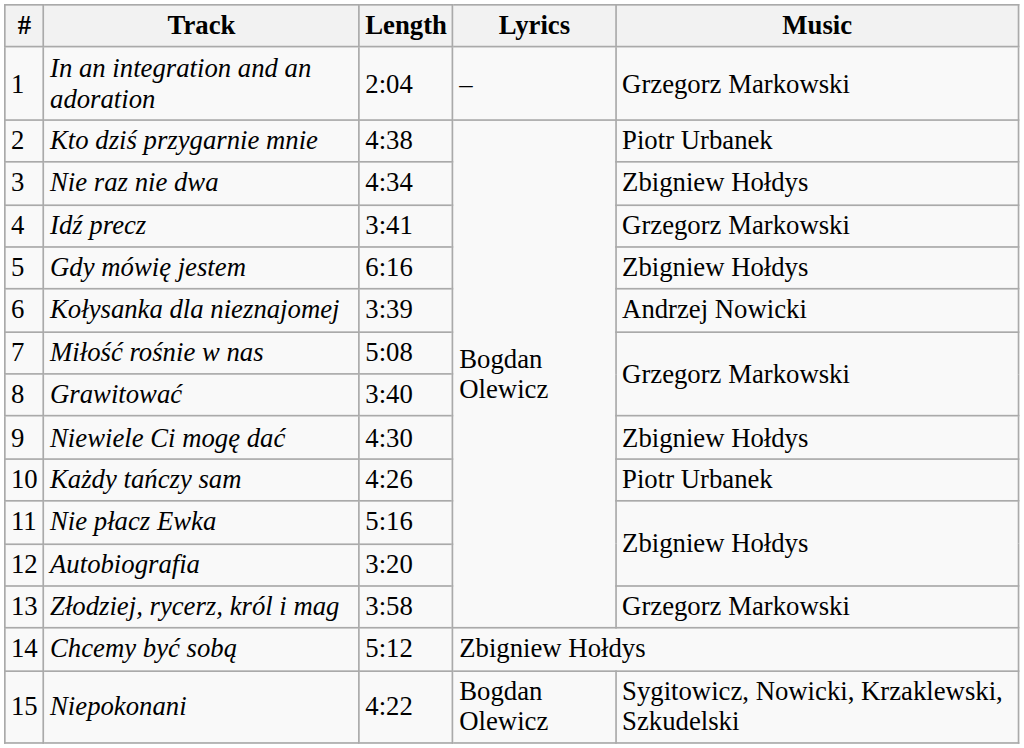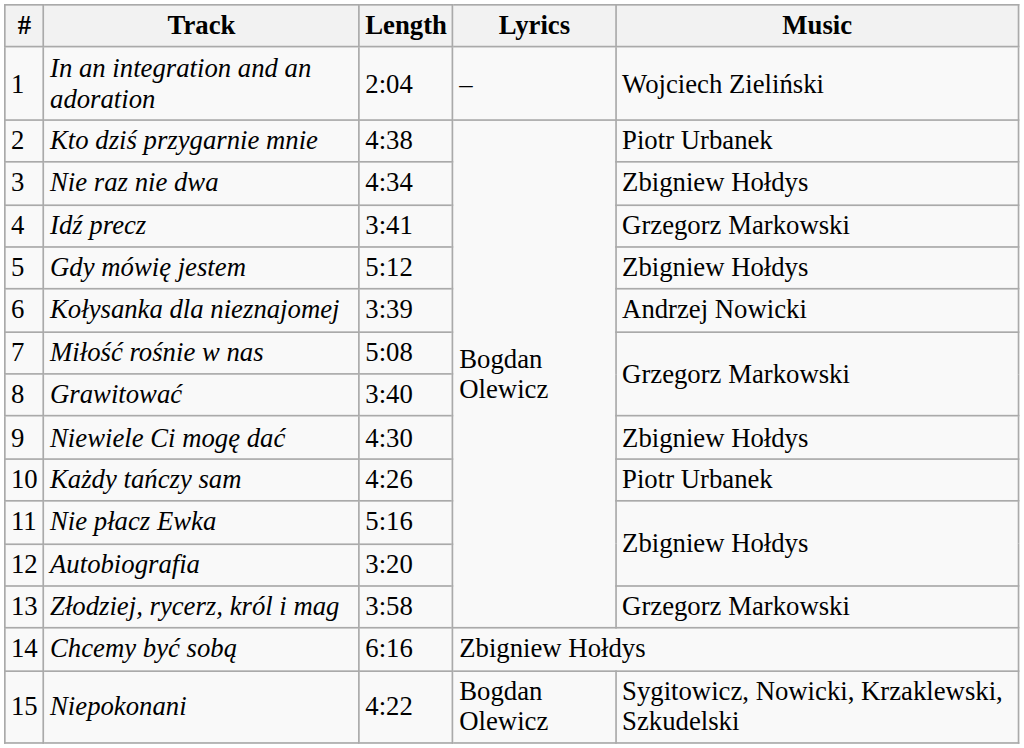(736, 83) Grzegorz Markowski -> (723, 83) Wojciech Zieliński
(389, 267) 6:16 -> (389, 267) 5:12
(389, 649) 5:12 -> (389, 649) 6:16
